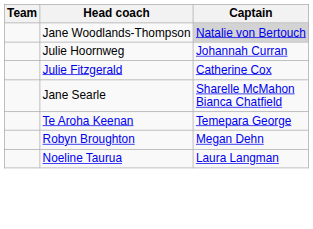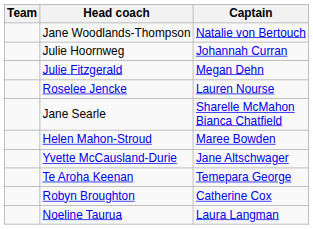(251, 32) lightgrey background -> (251, 32) no background
(234, 70) Catherine Cox -> (230, 70) Megan Dehn
+ row: (85, 88)
+ row: (97, 139)
+ row: (110, 158)
(230, 139) Megan Dehn -> (234, 196) Catherine Cox
